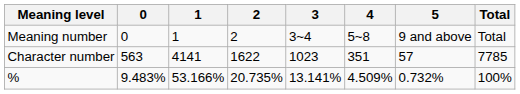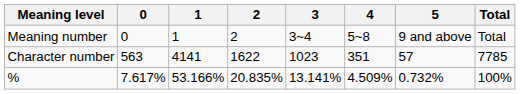(143, 78) 9.483% -> (143, 78) 7.617%
(257, 78) 20.735% -> (257, 78) 20.835%
